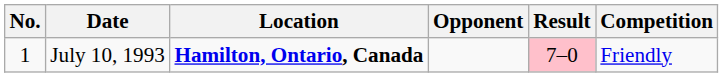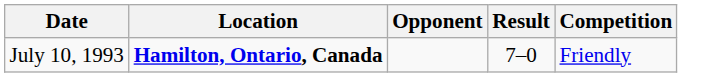- column: (25, 21)
(562, 54) pink background -> (521, 54) no background
